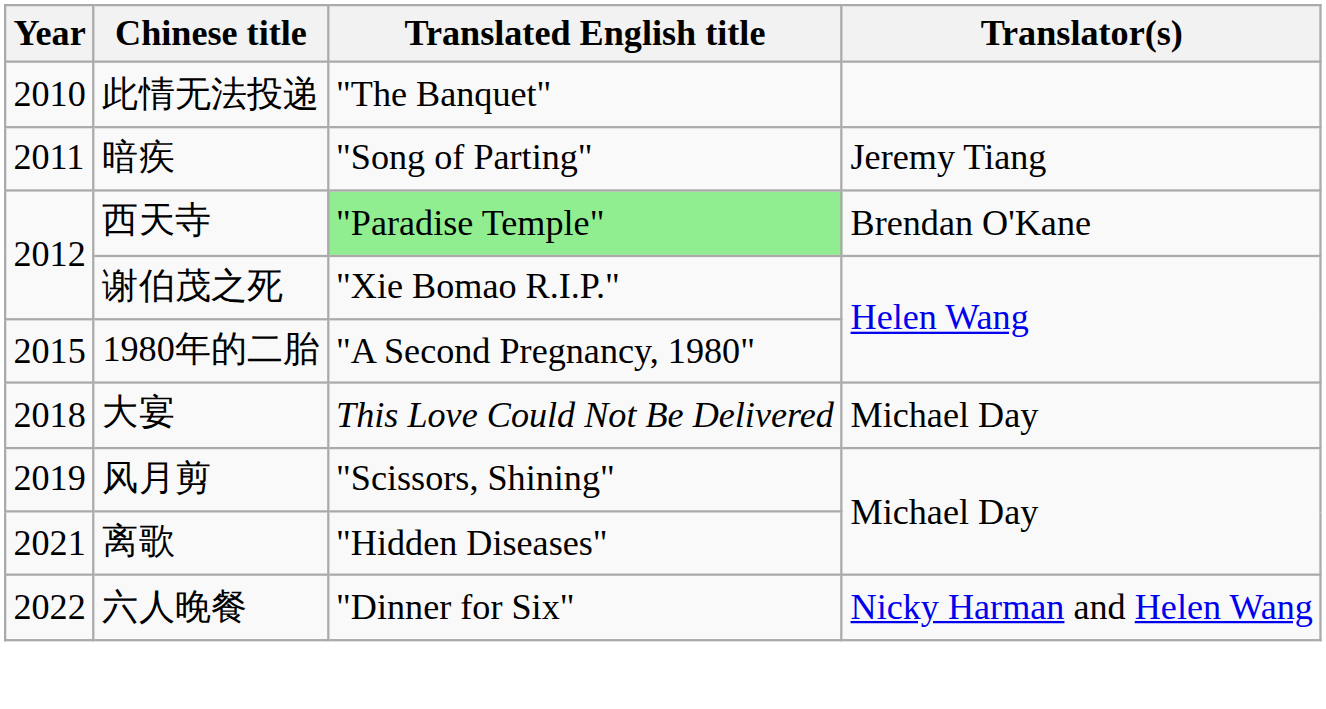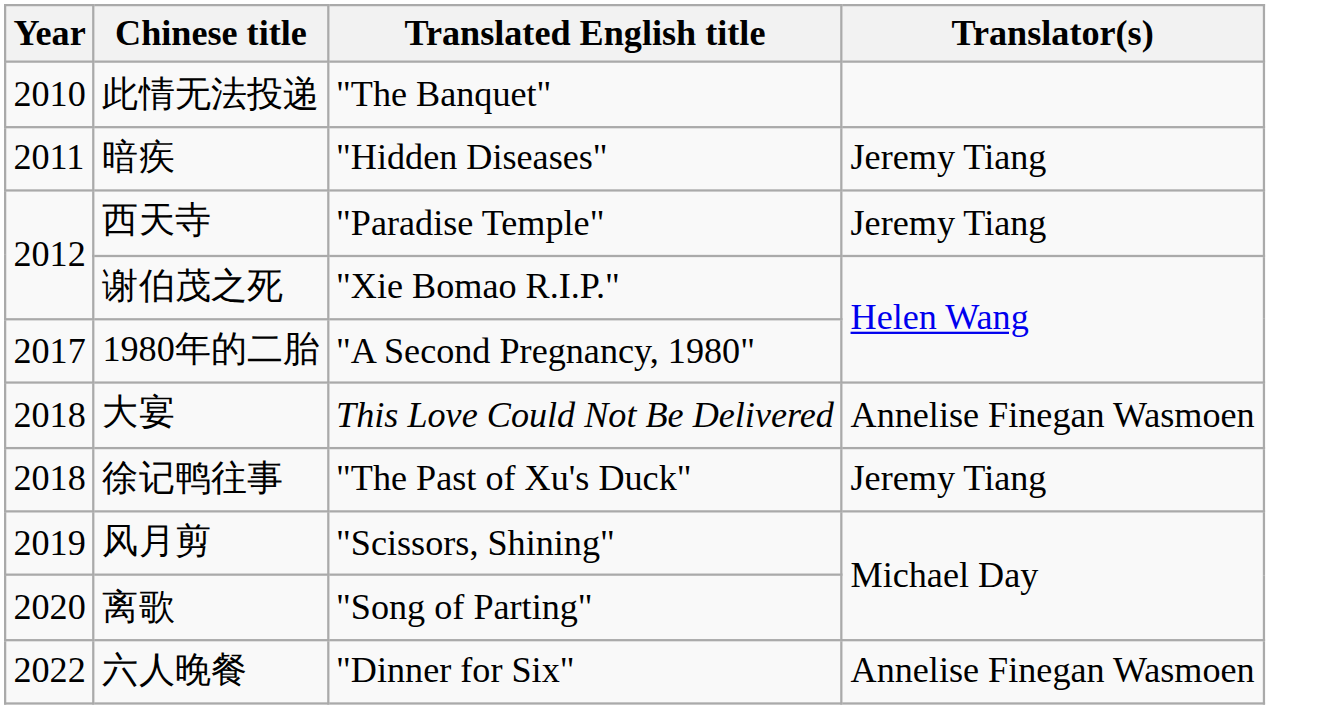(464, 158) "Song of Parting" -> (472, 158) "Hidden Diseases"
(470, 222) lightgreen background -> (470, 222) no background
(971, 222) Brendan O'Kane -> (948, 222) Jeremy Tiang
(50, 350) 2015 -> (50, 350) 2017
(944, 414) Michael Day -> (1053, 414) Annelise Finegan Wasmoen
+ row: (193, 477)
(50, 542) 2021 -> (50, 606) 2020
(472, 542) "Hidden Diseases" -> (464, 606) "Song of Parting"
(1082, 606) Nicky Harman and Helen Wang -> (1053, 671) Annelise Finegan Wasmoen
